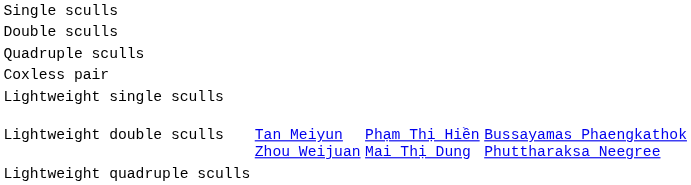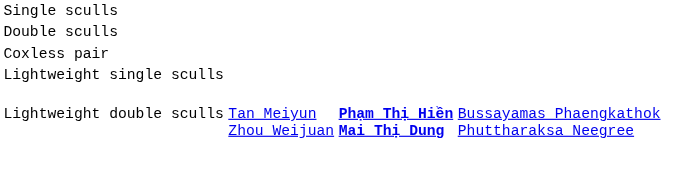- row: (74, 54)
(422, 144) normal -> (396, 122) bold
- row: (127, 174)
